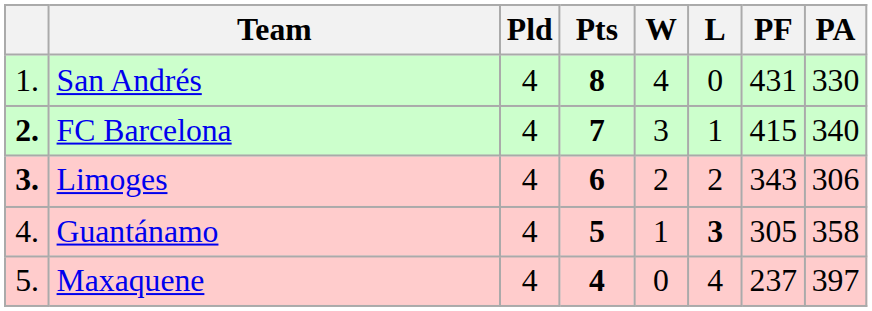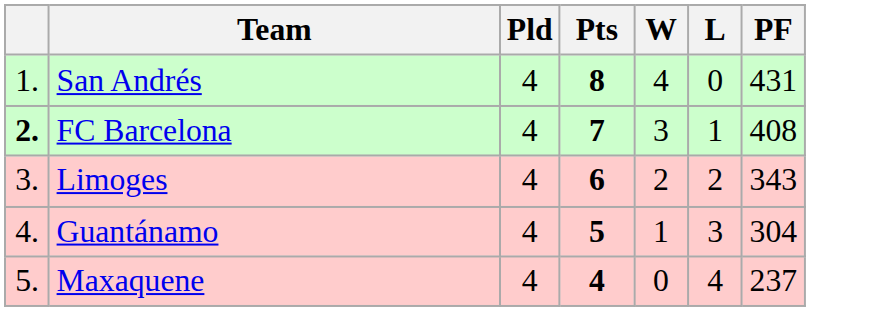- column: (835, 29)
(773, 130) 415 -> (773, 130) 408
(27, 180) bold -> (27, 180) normal
(715, 230) bold -> (715, 230) normal
(773, 230) 305 -> (773, 230) 304
